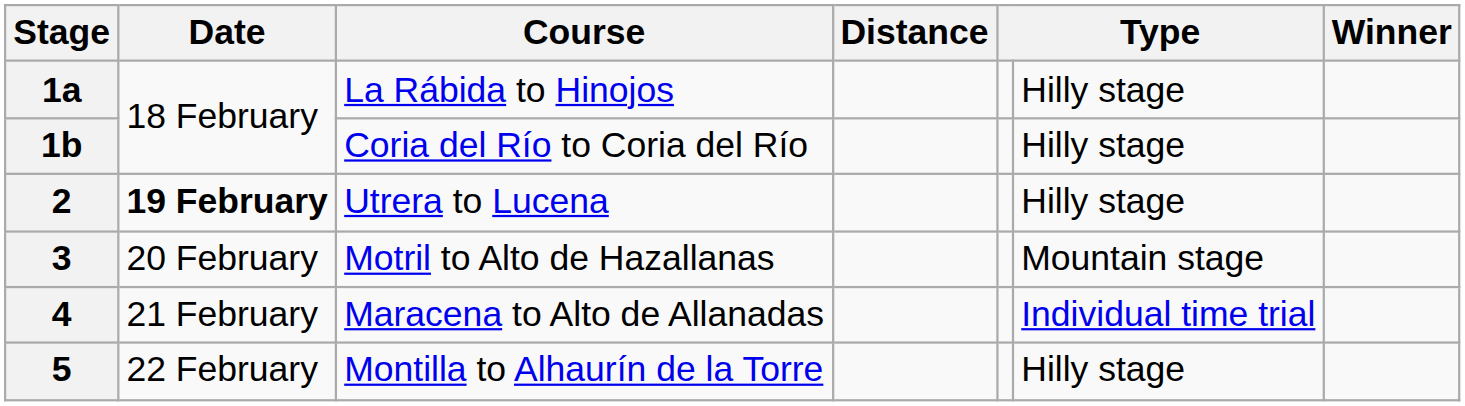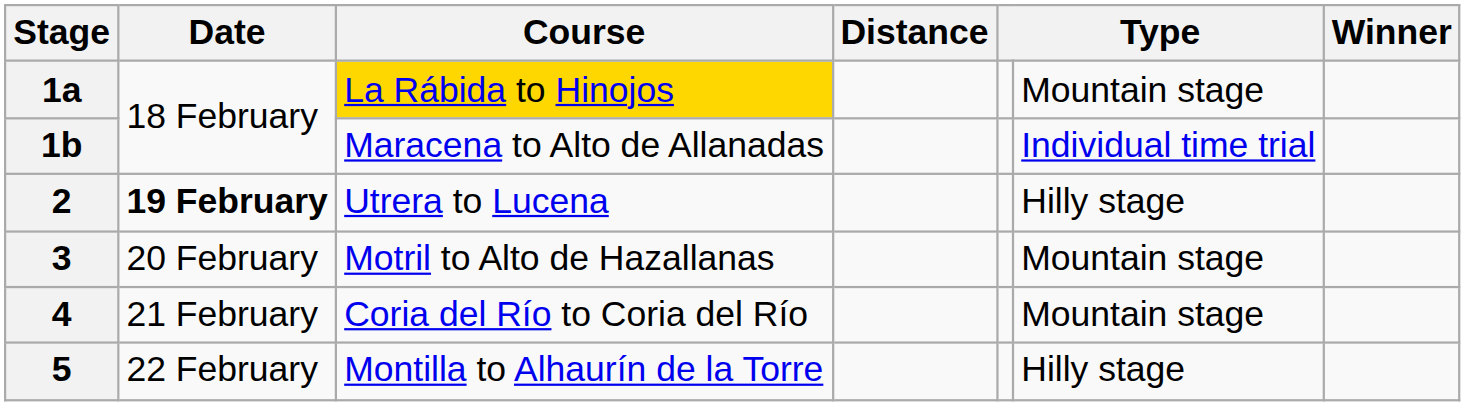(509, 88) no background -> (509, 88) gold background
(1103, 88) Hilly stage -> (1143, 88) Mountain stage
(576, 145) Coria del Río to Coria del Río -> (584, 145) Maracena to Alto de Allanadas
(1103, 145) Hilly stage -> (1168, 145) Individual time trial
(584, 314) Maracena to Alto de Allanadas -> (576, 314) Coria del Río to Coria del Río
(1168, 314) Individual time trial -> (1143, 314) Mountain stage
